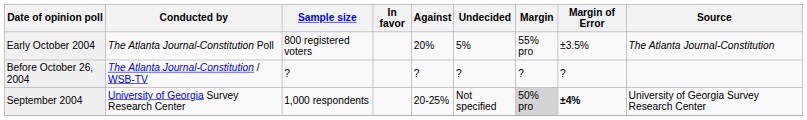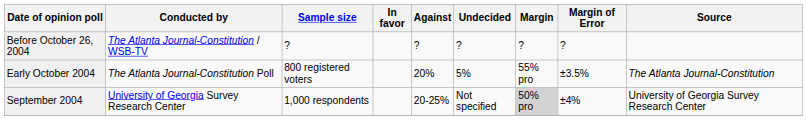rows swapped: (50, 73) <-> (51, 46)
(570, 101) bold -> (570, 101) normal
